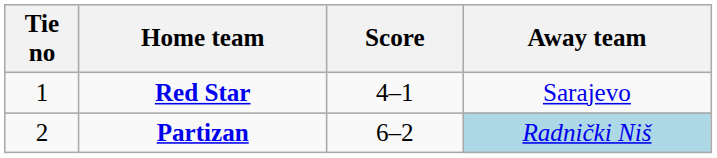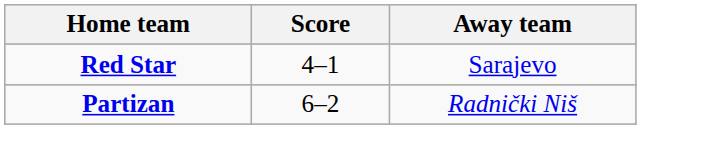- column: (42, 38)
(587, 132) lightblue background -> (513, 104) no background
